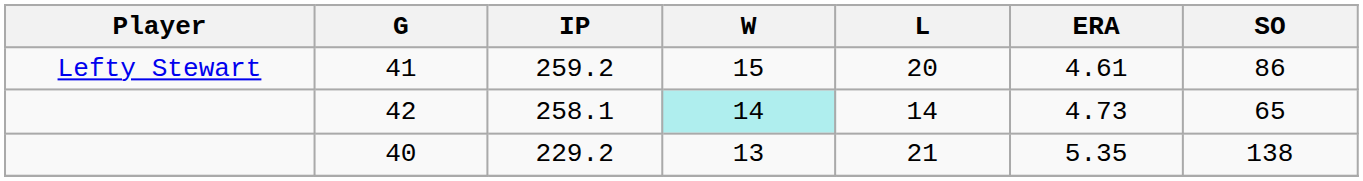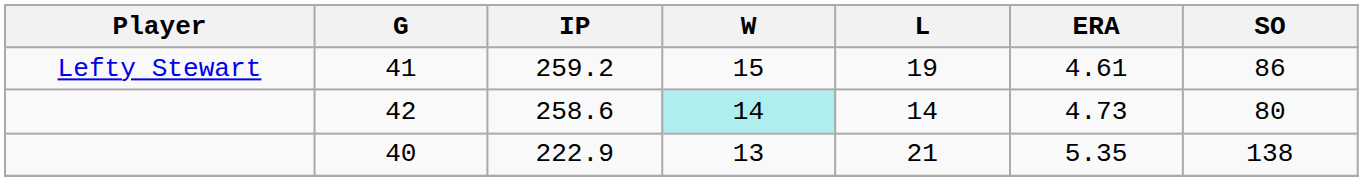(922, 69) 20 -> (922, 69) 19
(575, 111) 258.1 -> (575, 111) 258.6
(1270, 111) 65 -> (1270, 111) 80
(575, 154) 229.2 -> (575, 154) 222.9
